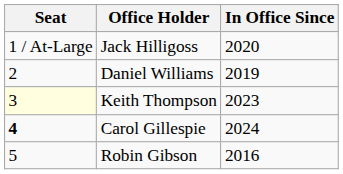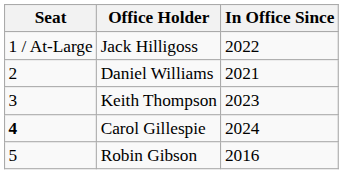(242, 45) 2020 -> (242, 45) 2022
(242, 73) 2019 -> (242, 73) 2021
(13, 100) lightyellow background -> (13, 100) no background
